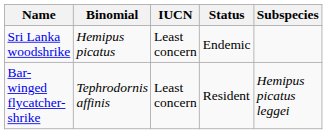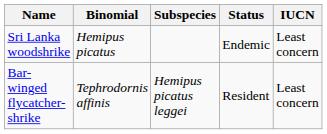columns swapped: (288, 15) <-> (175, 15)
